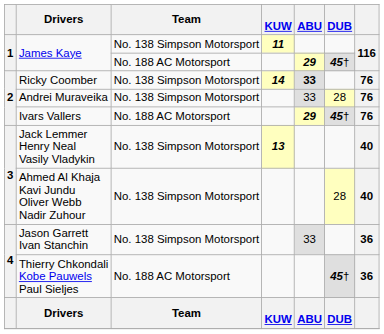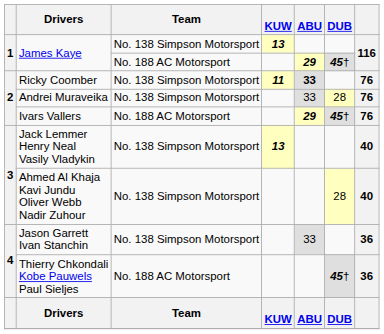(278, 44) 11 -> (278, 44) 13
(278, 80) 14 -> (278, 80) 11
